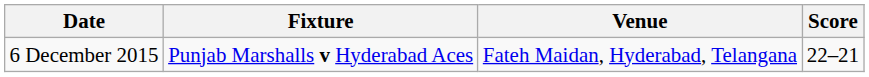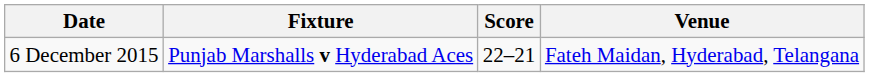columns swapped: (833, 21) <-> (640, 21)
